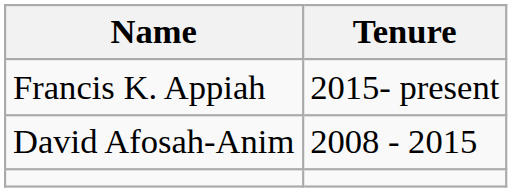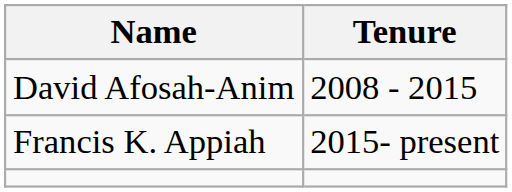rows swapped: (154, 141) <-> (139, 86)
